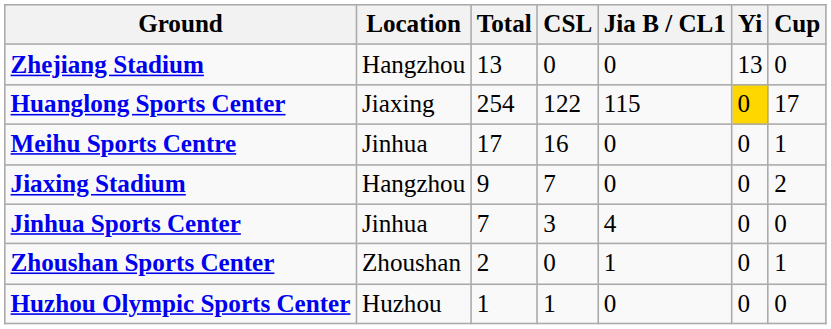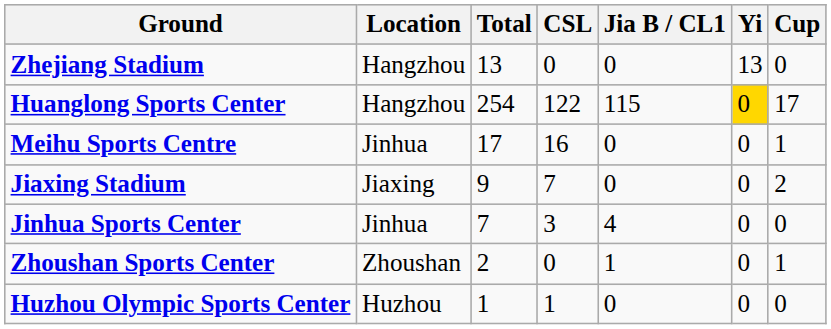(398, 104) Jiaxing -> (414, 104) Hangzhou
(414, 183) Hangzhou -> (398, 183) Jiaxing
